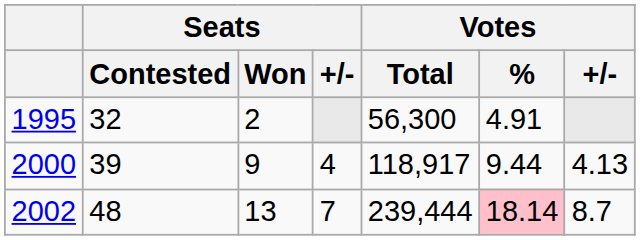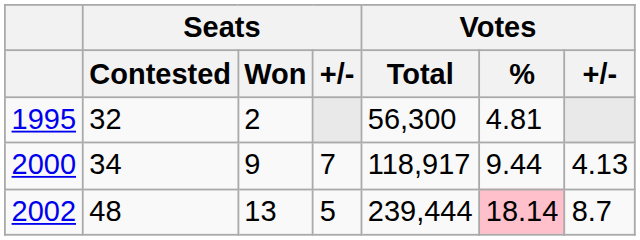(514, 119) 4.91 -> (514, 119) 4.81
(105, 165) 39 -> (105, 165) 34
(328, 165) 4 -> (328, 165) 7
(328, 211) 7 -> (328, 211) 5
